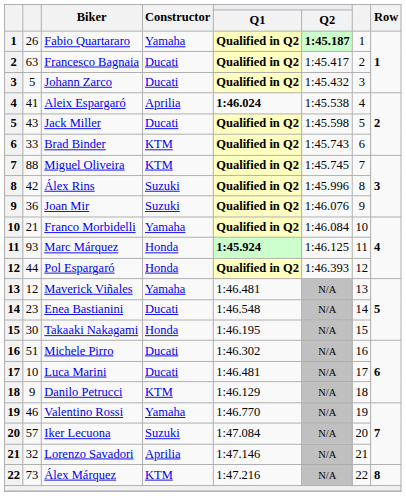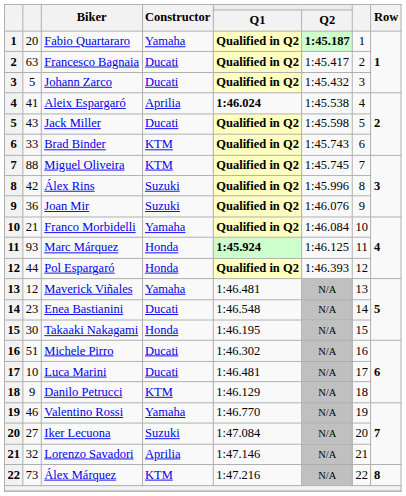(32, 40) 26 -> (32, 40) 20
(32, 433) 57 -> (32, 433) 27
